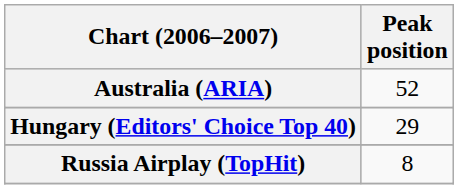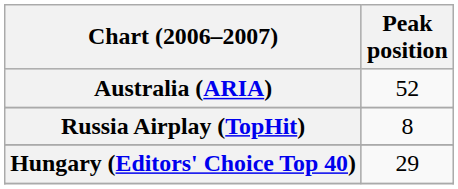rows swapped: (183, 125) <-> (183, 163)
